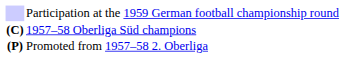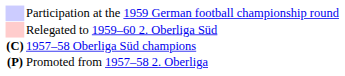+ row: (122, 29)
